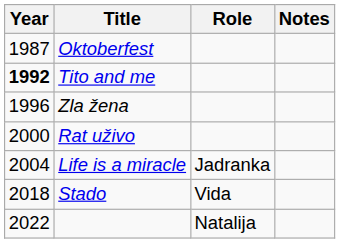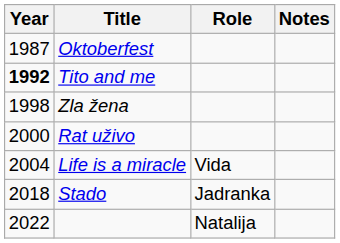(29, 106) 1996 -> (29, 106) 1998
(232, 164) Jadranka -> (213, 164) Vida
(213, 194) Vida -> (232, 194) Jadranka
